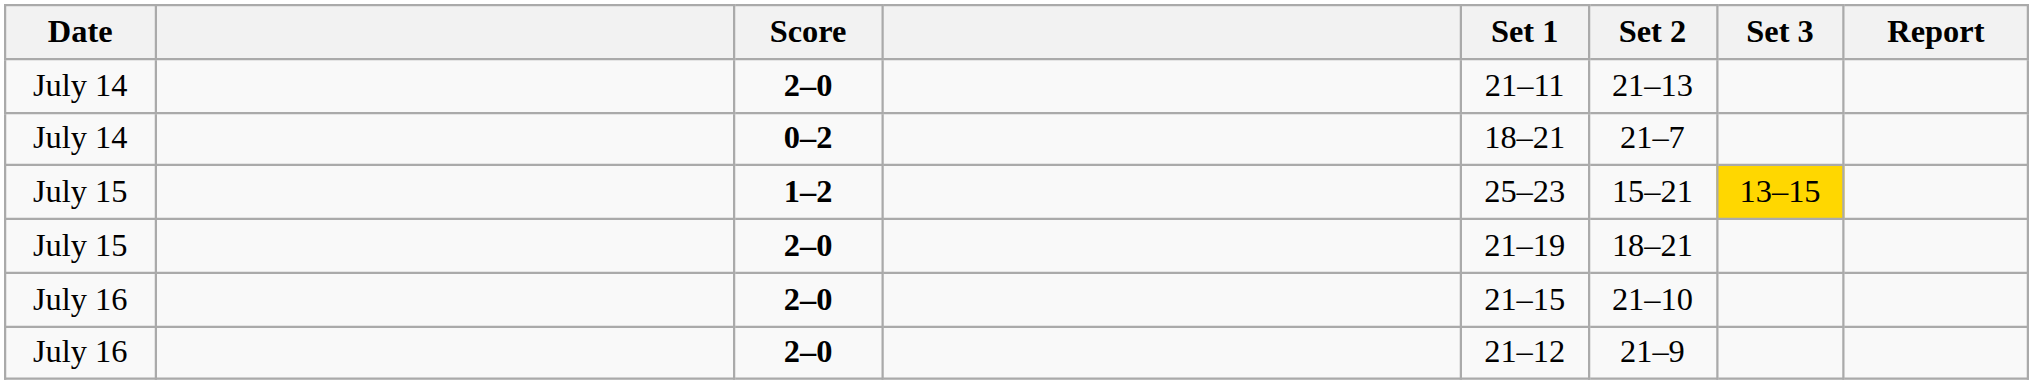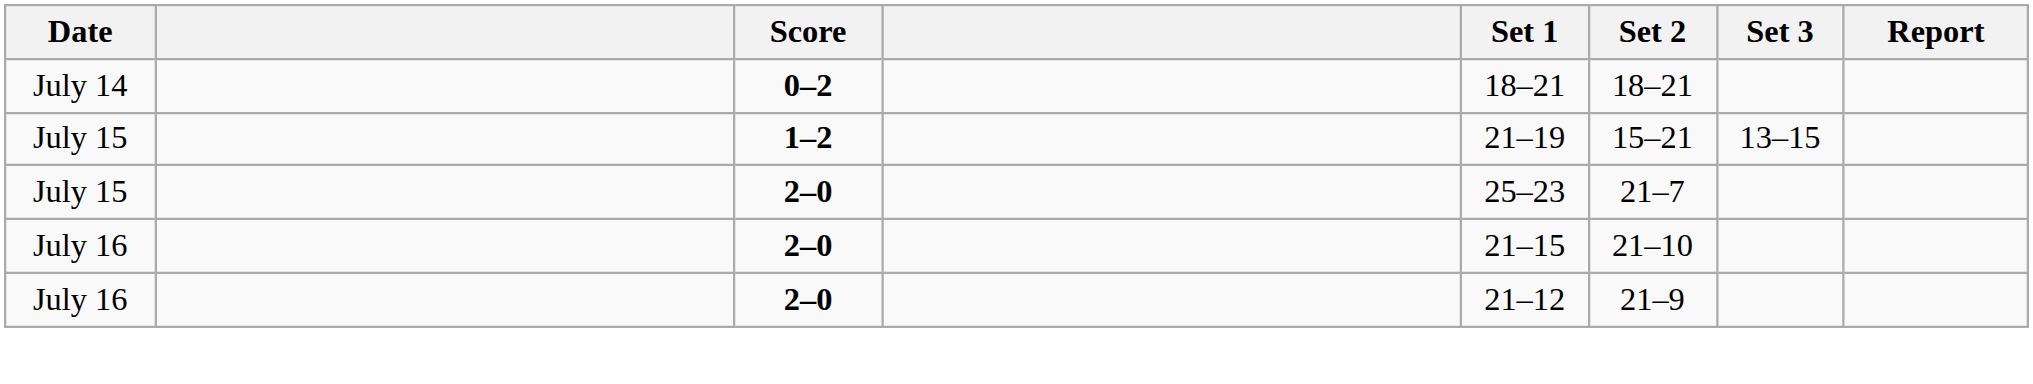- row: (80, 85)
(1652, 138) 21–7 -> (1652, 85) 18–21
(1525, 191) 25–23 -> (1525, 138) 21–19
(1780, 191) gold background -> (1780, 138) no background
(1525, 245) 21–19 -> (1525, 191) 25–23
(1652, 245) 18–21 -> (1652, 191) 21–7
